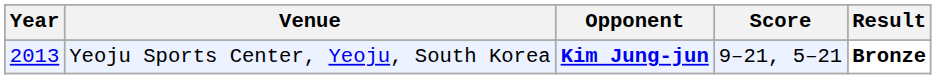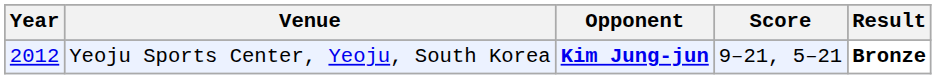(35, 56) 2013 -> (35, 56) 2012
